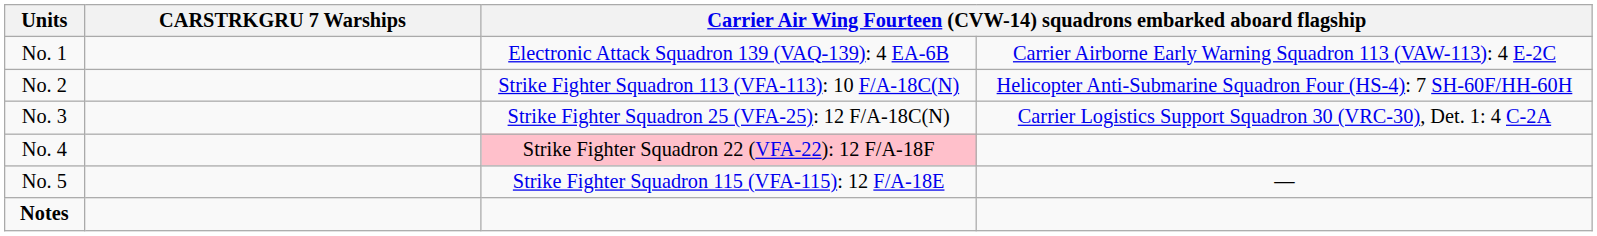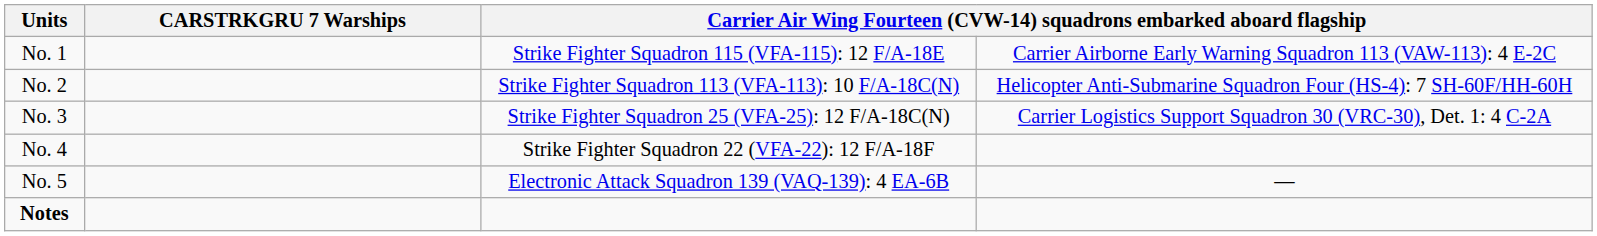(729, 52) Electronic Attack Squadron 139 (VAQ-139): 4 EA-6B -> (729, 52) Strike Fighter Squadron 115 (VFA-115): 12 F/A-18E
(729, 149) pink background -> (729, 149) no background
(729, 181) Strike Fighter Squadron 115 (VFA-115): 12 F/A-18E -> (729, 181) Electronic Attack Squadron 139 (VAQ-139): 4 EA-6B
